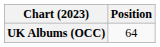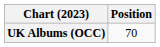(131, 33) 64 -> (131, 33) 70
